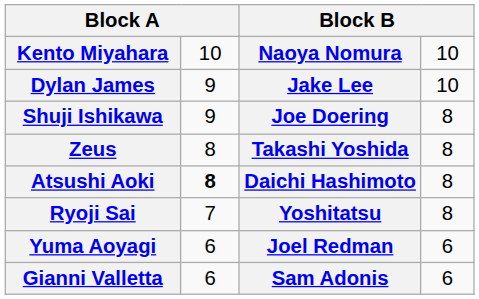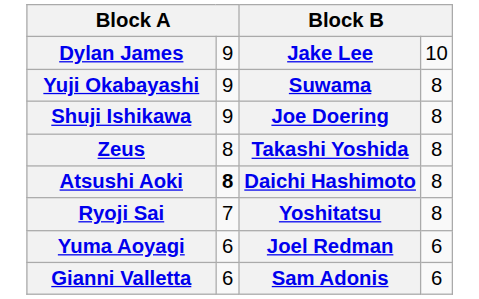- row: (93, 52)
+ row: (121, 85)
